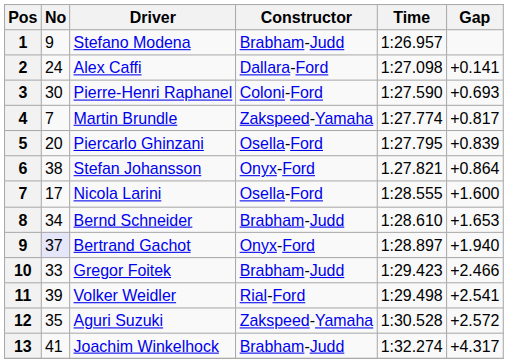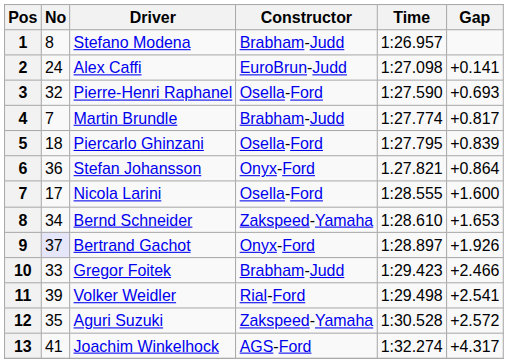(49, 43) 9 -> (49, 43) 8
(284, 68) Dallara-Ford -> (293, 68) EuroBrun-Judd
(54, 93) 30 -> (54, 93) 32
(281, 93) Coloni-Ford -> (281, 93) Osella-Ford
(306, 118) Zakspeed-Yamaha -> (292, 118) Brabham-Judd
(54, 144) 20 -> (54, 144) 18
(54, 169) 38 -> (54, 169) 36
(292, 219) Brabham-Judd -> (306, 219) Zakspeed-Yamaha
(475, 245) +1.940 -> (475, 245) +1.926
(292, 346) Brabham-Judd -> (276, 346) AGS-Ford
